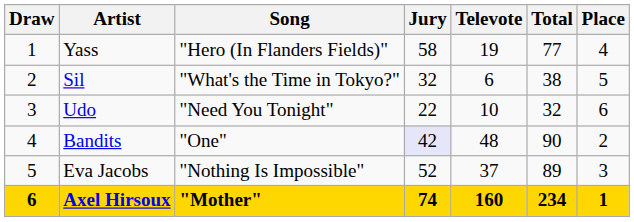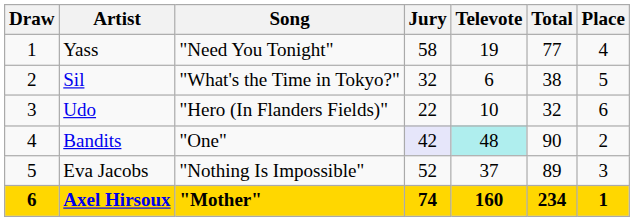(284, 49) "Hero (In Flanders Fields)" -> (256, 49) "Need You Tonight"
(256, 110) "Need You Tonight" -> (284, 110) "Hero (In Flanders Fields)"
(489, 140) no background -> (489, 140) paleturquoise background
